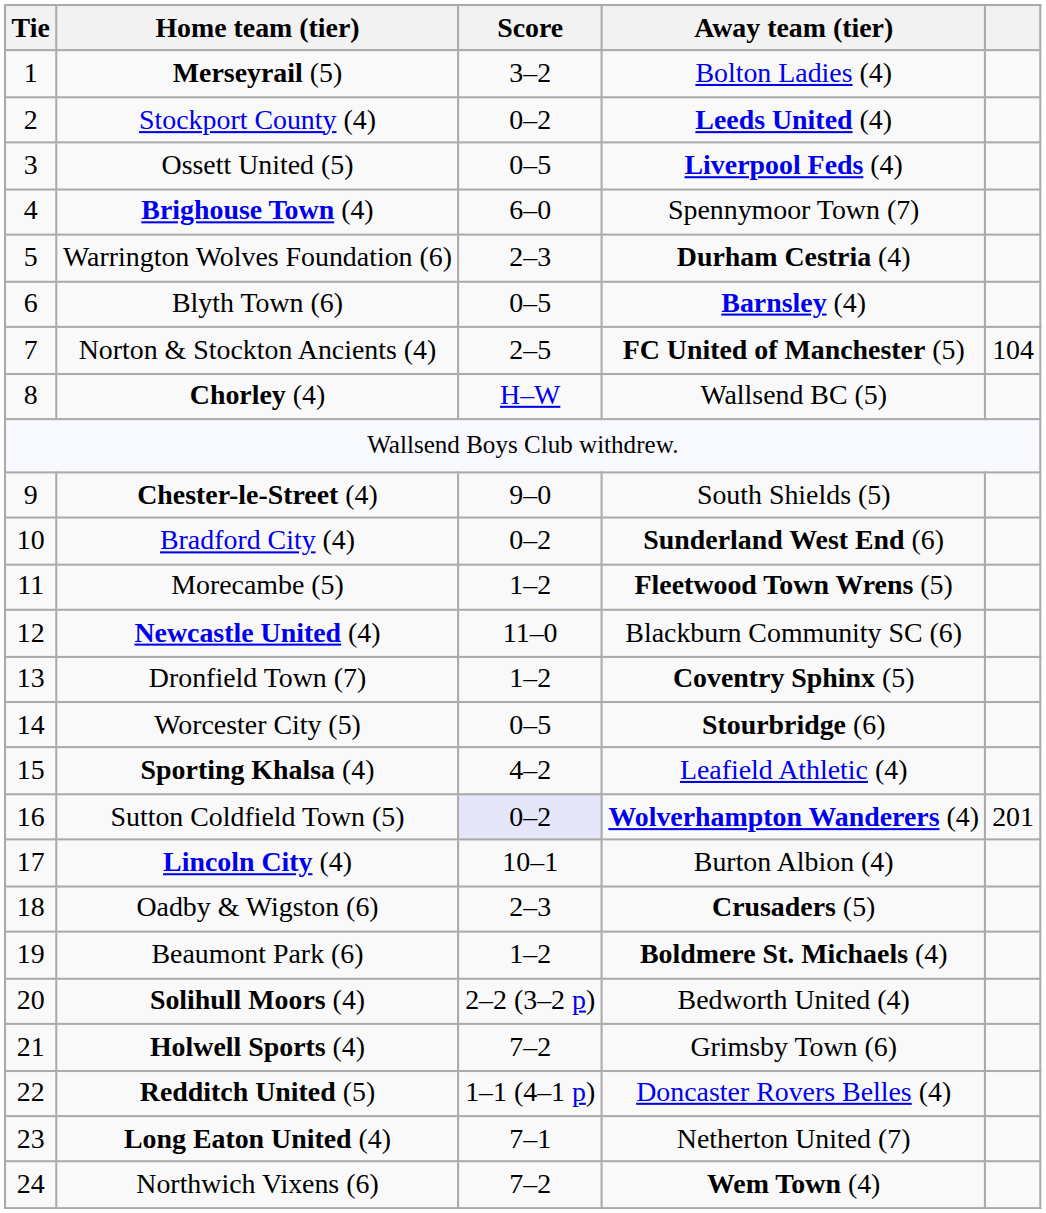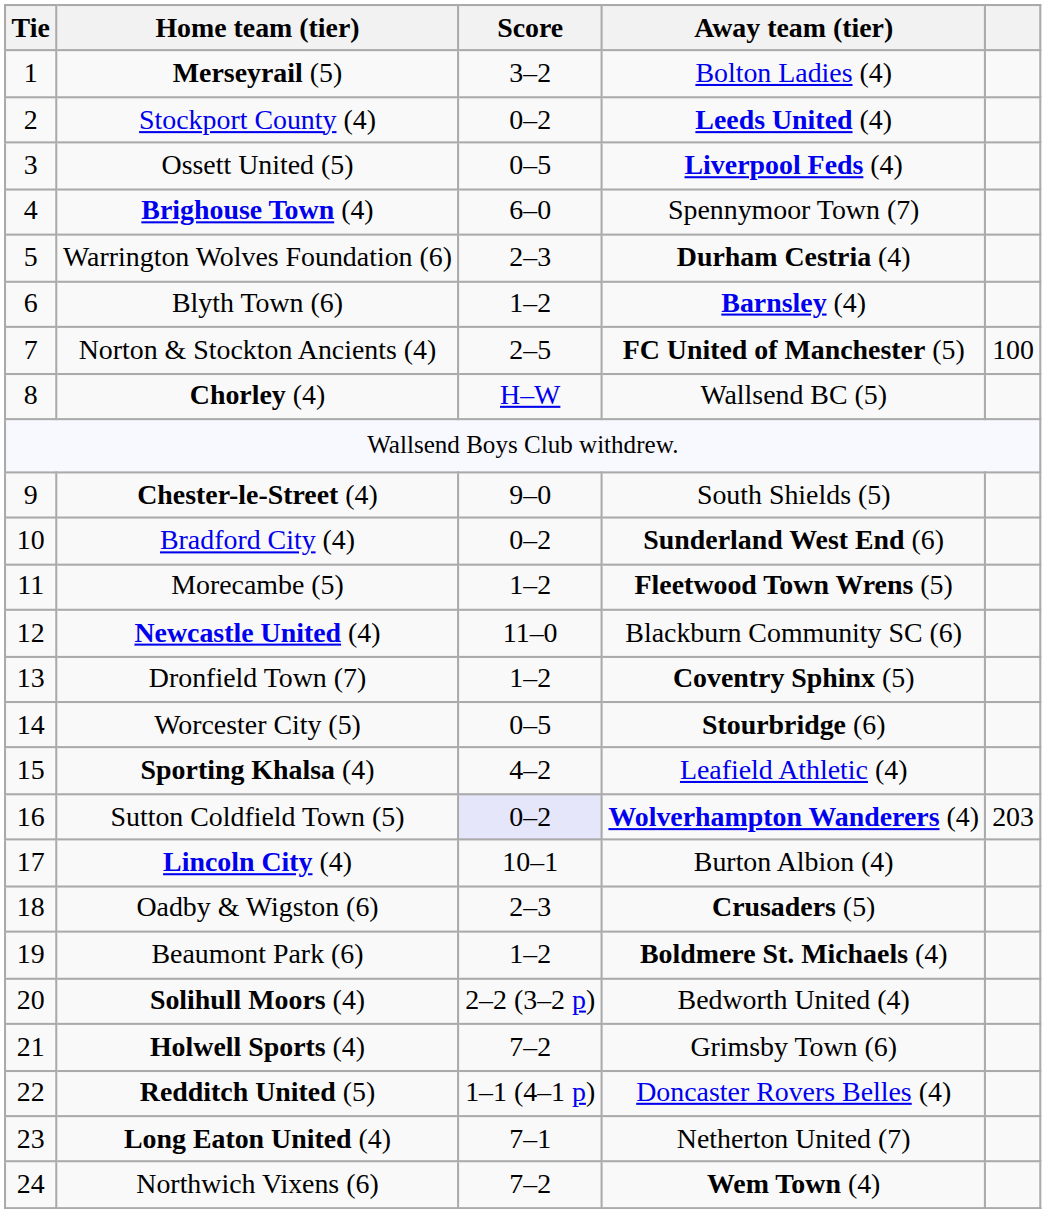(530, 303) 0–5 -> (530, 303) 1–2
(1013, 349) 104 -> (1013, 349) 100
(1013, 816) 201 -> (1013, 816) 203
